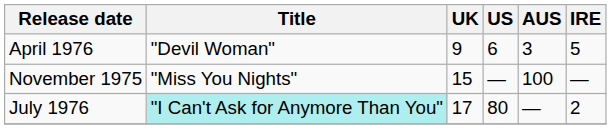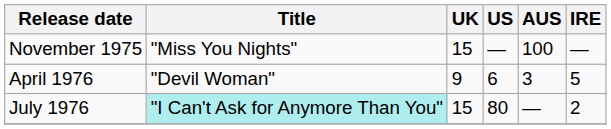rows swapped: (75, 78) <-> (51, 49)
(462, 108) 17 -> (462, 108) 15
